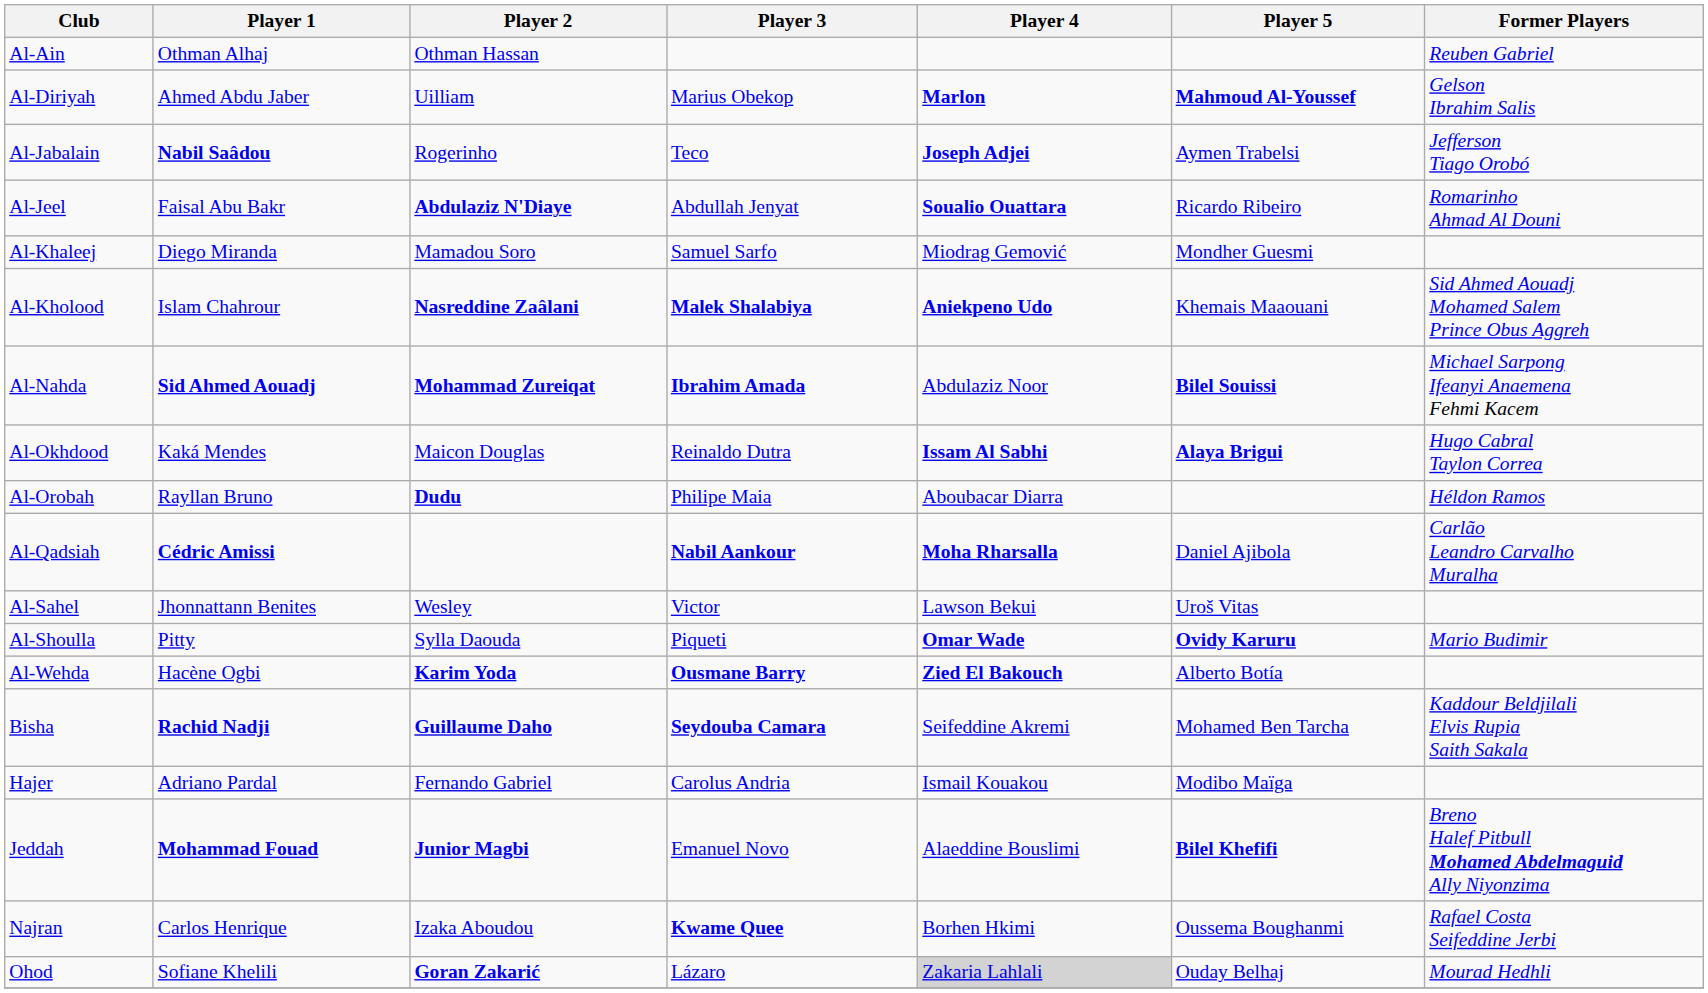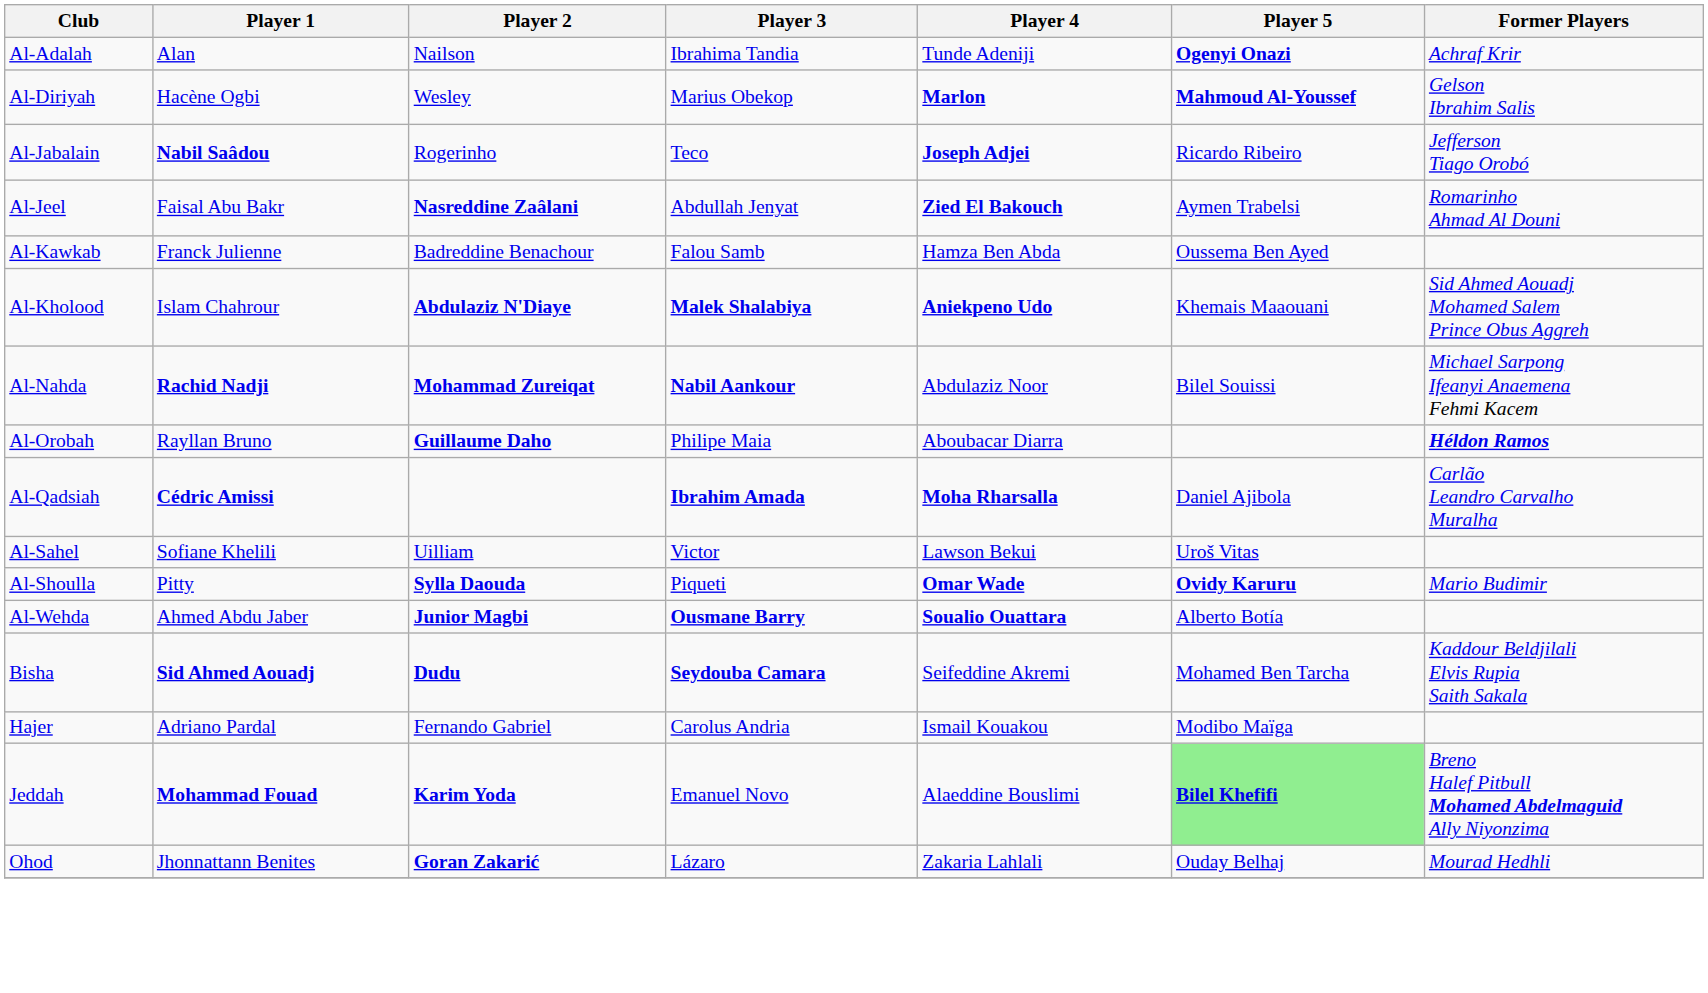+ row: (51, 53)
- row: (37, 53)
(233, 97) Ahmed Abdu Jaber -> (208, 97) Hacène Ogbi
(444, 97) Uilliam -> (442, 97) Wesley
(1238, 152) Aymen Trabelsi -> (1239, 152) Ricardo Ribeiro
(493, 208) Abdulaziz N'Diaye -> (496, 208) Nasreddine Zaâlani
(994, 208) Soualio Ouattara -> (992, 208) Zied El Bakouch
(1238, 208) Ricardo Ribeiro -> (1238, 208) Aymen Trabelsi
+ row: (55, 251)
- row: (53, 251)
(497, 307) Nasreddine Zaâlani -> (492, 307) Abdulaziz N'Diaye
(237, 385) Sid Ahmed Aouadj -> (213, 385) Rachid Nadji
(738, 385) Ibrahim Amada -> (733, 385) Nabil Aankour
(1226, 385) bold -> (1226, 385) normal
- row: (59, 452)
(438, 496) Dudu -> (483, 441) Guillaume Daho
(1487, 496) normal -> (1489, 441) bold
(733, 552) Nabil Aankour -> (738, 496) Ibrahim Amada
(237, 607) Jhonnattann Benites -> (216, 552) Sofiane Khelili
(443, 607) Wesley -> (444, 552) Uilliam
(467, 639) normal -> (469, 584) bold
(209, 672) Hacène Ogbi -> (232, 616) Ahmed Abdu Jaber
(465, 672) Karim Yoda -> (471, 616) Junior Magbi
(992, 672) Zied El Bakouch -> (994, 616) Soualio Ouattara
(214, 727) Rachid Nadji -> (236, 672) Sid Ahmed Aouadj
(483, 727) Guillaume Daho -> (437, 672) Dudu
(472, 849) Junior Magbi -> (465, 794) Karim Yoda
(1227, 849) no background -> (1227, 794) lightgreen background
- row: (36, 928)
(217, 972) Sofiane Khelili -> (236, 861) Jhonnattann Benites
(982, 972) lightgrey background -> (982, 861) no background
